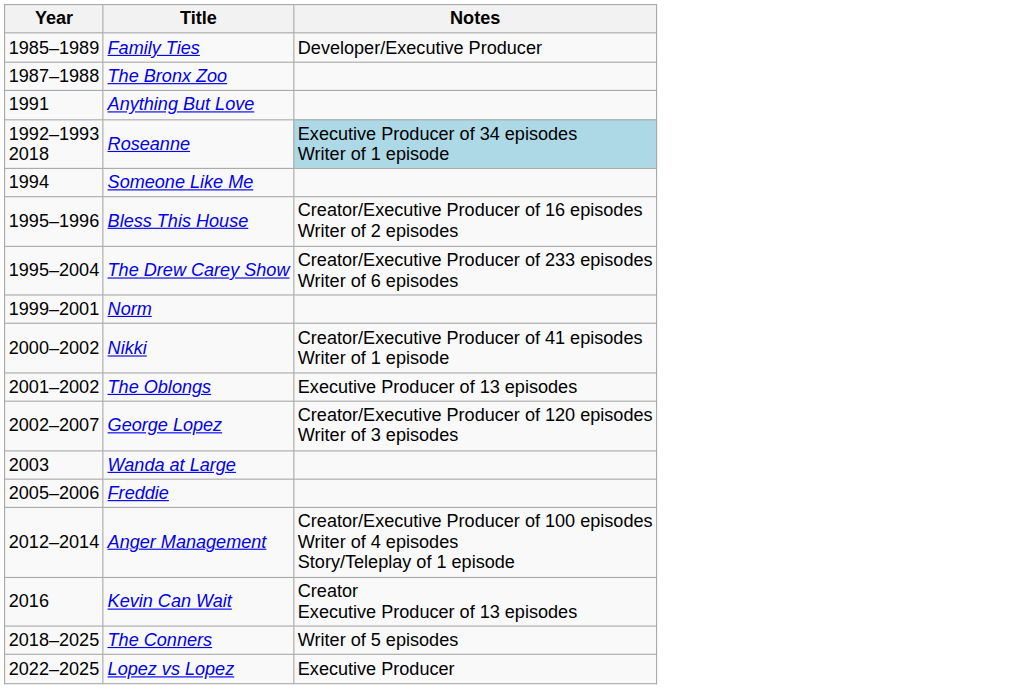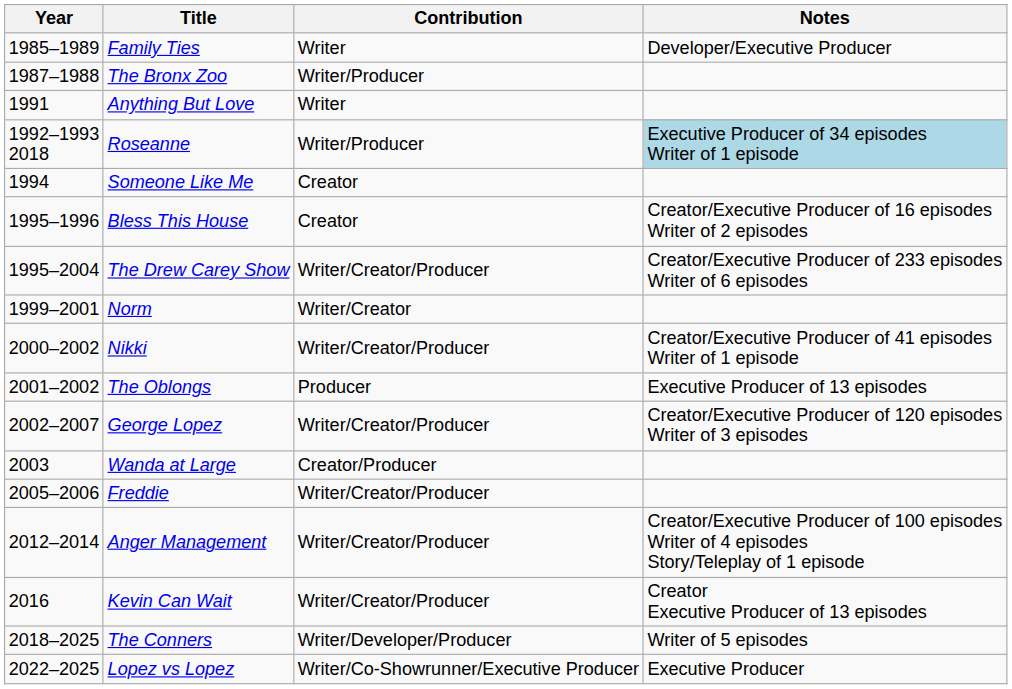+ column: (468, 18)
